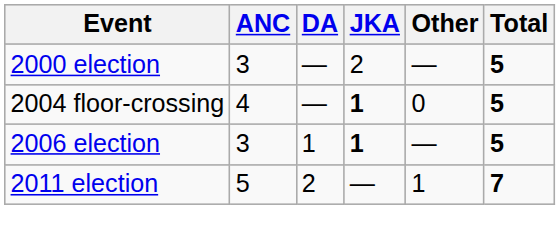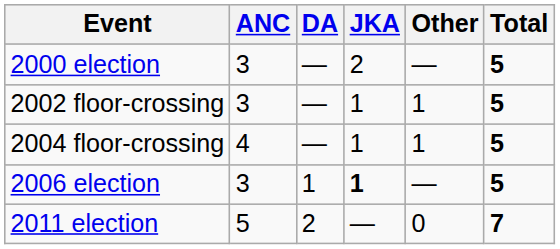+ row: (117, 104)
(357, 104) bold -> (357, 143) normal
(419, 104) 0 -> (419, 143) 1
(419, 183) 1 -> (419, 223) 0
